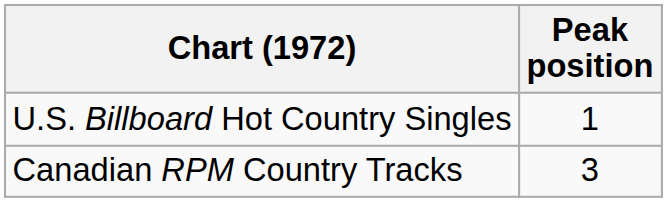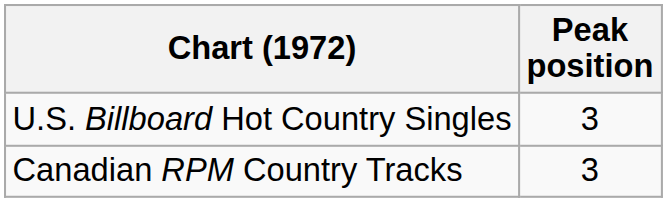(590, 118) 1 -> (590, 118) 3
